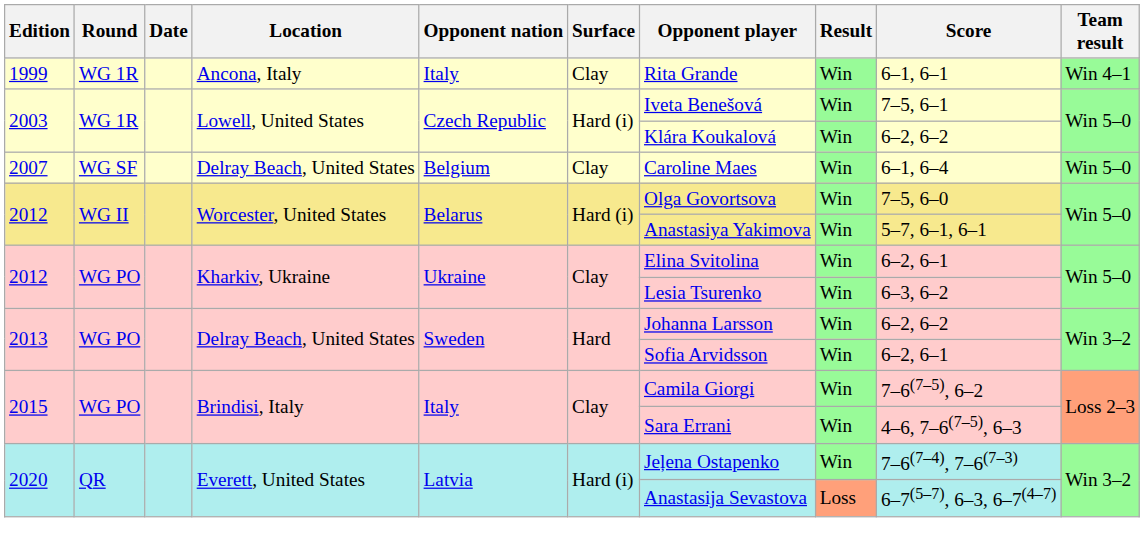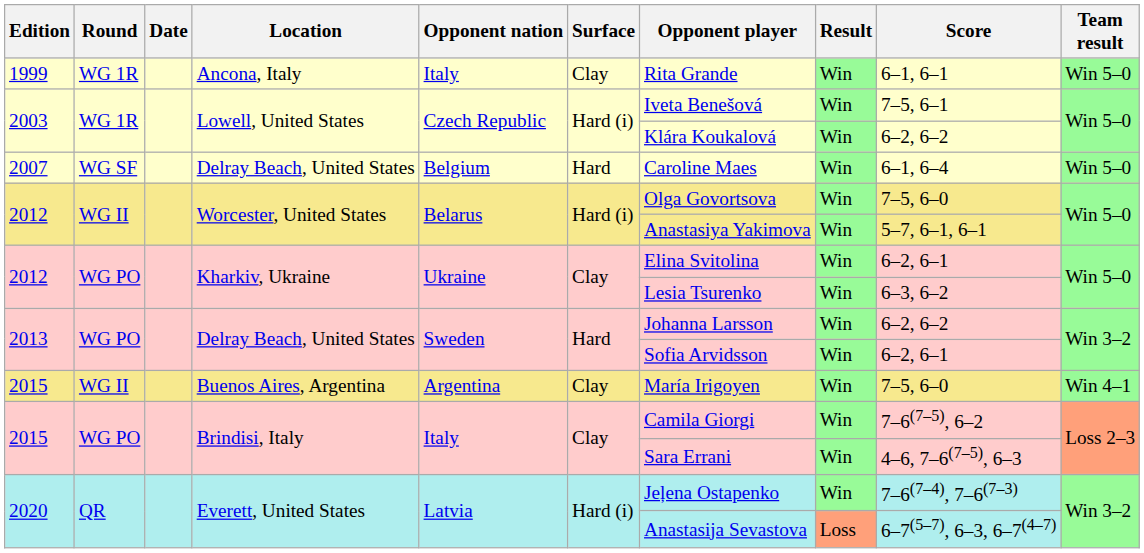(1098, 73) Win 4–1 -> (1098, 73) Win 5–0
(590, 166) Clay -> (591, 166) Hard
+ row: (28, 385)
